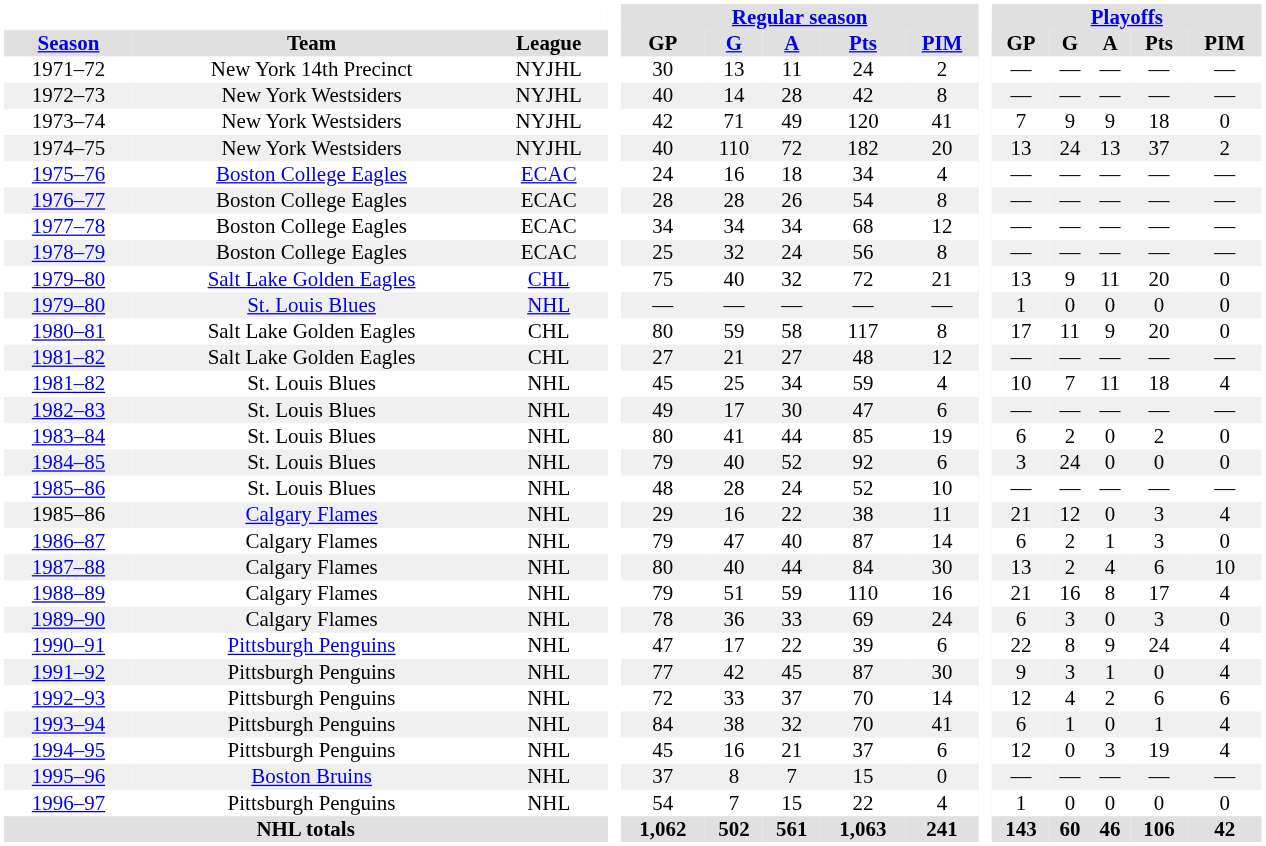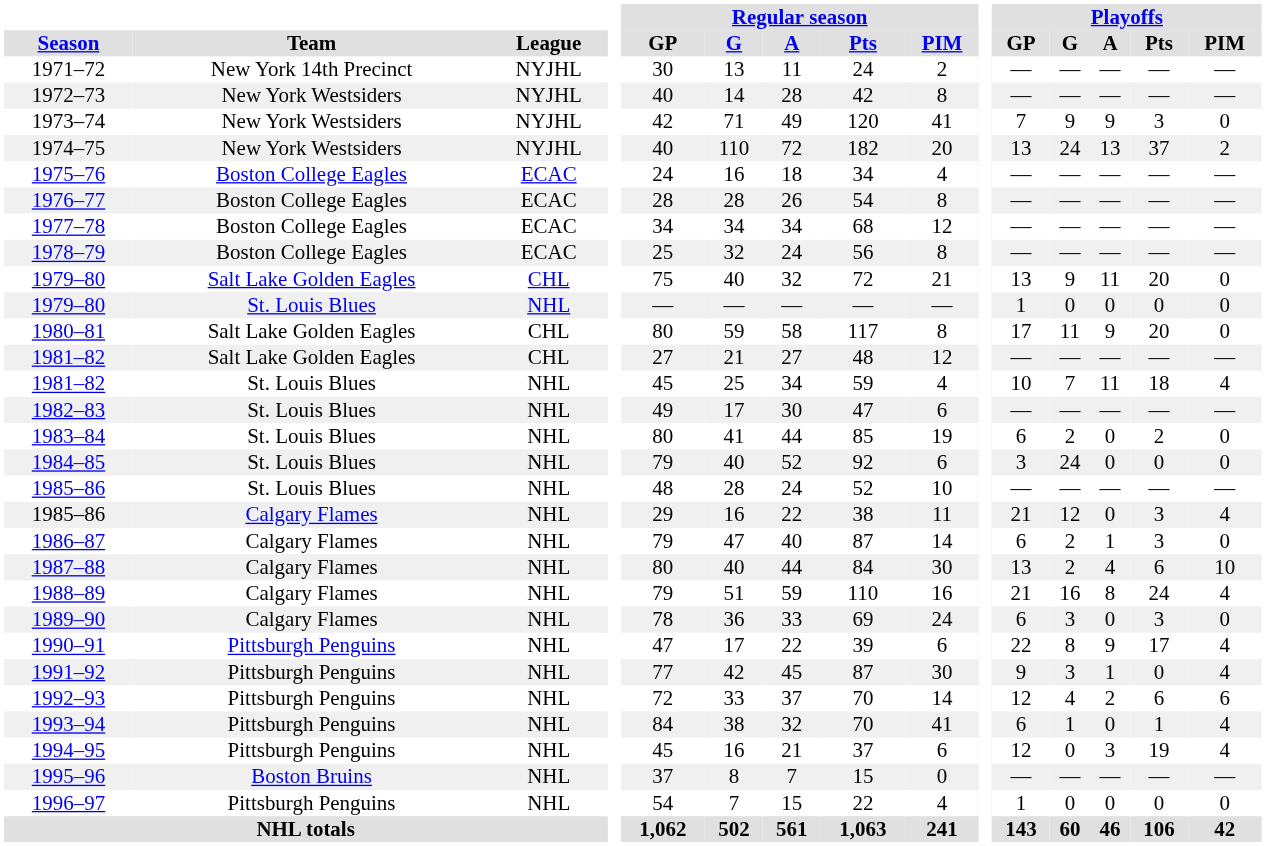(1159, 121) 18 -> (1159, 121) 3
(1159, 593) 17 -> (1159, 593) 24
(1159, 645) 24 -> (1159, 645) 17
